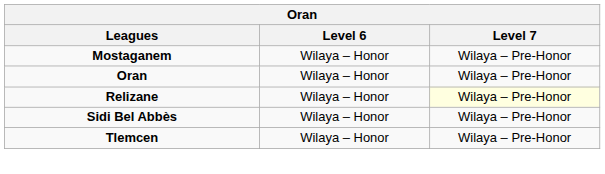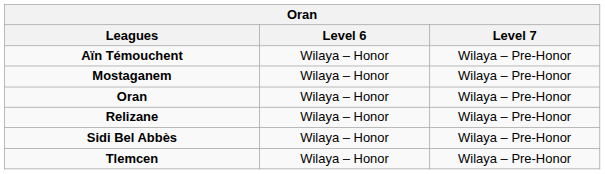+ row: (132, 55)
(515, 96) lightyellow background -> (515, 117) no background
